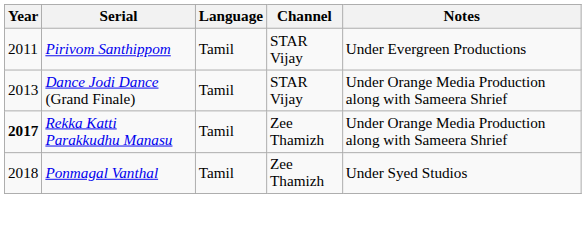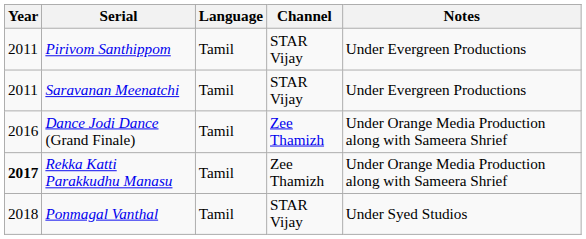+ row: (112, 90)
(23, 90) 2013 -> (23, 131) 2016
(289, 90) STAR Vijay -> (297, 131) Zee Thamizh
(297, 172) Zee Thamizh -> (289, 214) STAR Vijay
